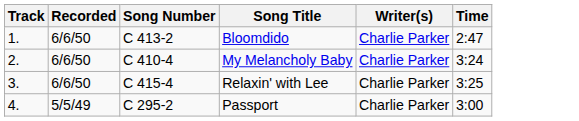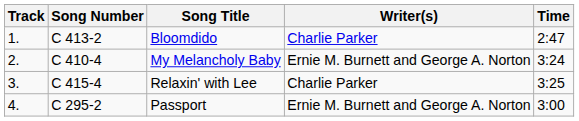- column: (84, 16)
(404, 61) Charlie Parker -> (409, 61) Ernie M. Burnett and George A. Norton
(404, 105) Charlie Parker -> (409, 105) Ernie M. Burnett and George A. Norton
